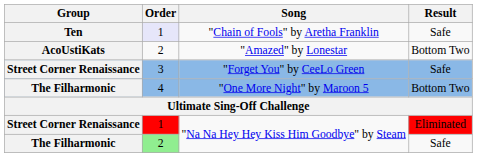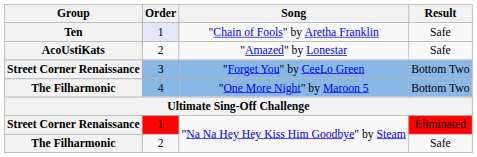(440, 50) Bottom Two -> (440, 50) Safe
(440, 69) Safe -> (440, 69) Bottom Two
(161, 143) lightgreen background -> (161, 143) no background
